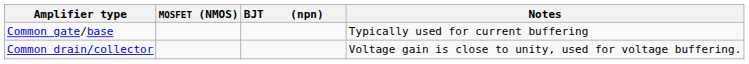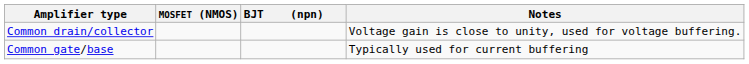rows swapped: (60, 31) <-> (80, 49)
